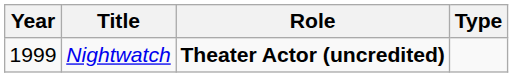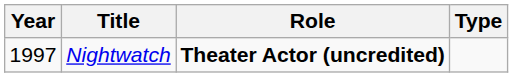(33, 54) 1999 -> (33, 54) 1997
